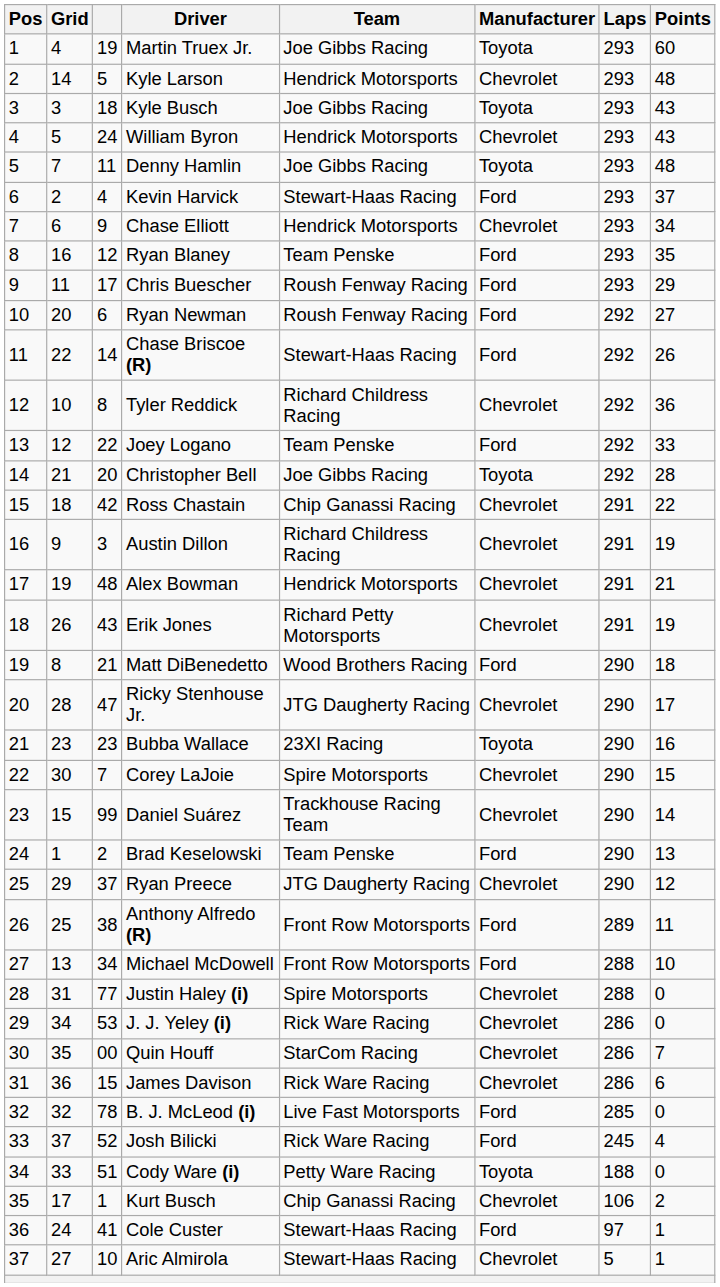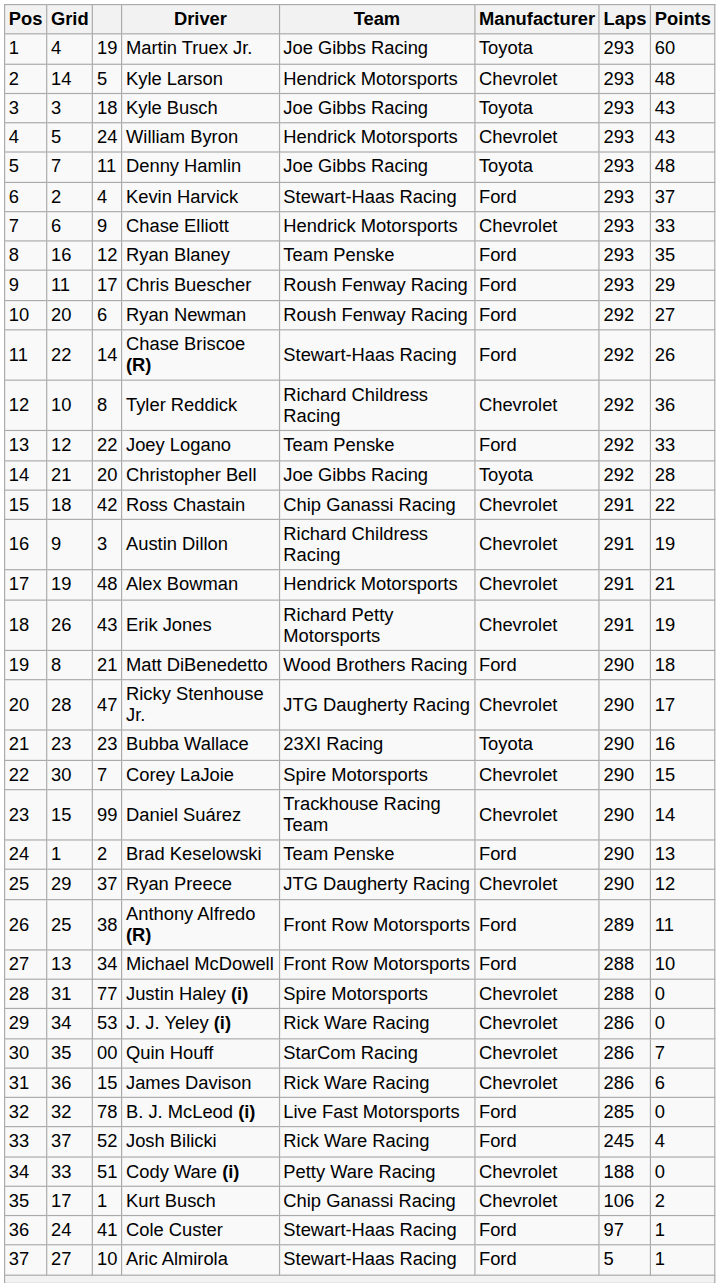(665, 225) 34 -> (665, 225) 33
(506, 1170) Toyota -> (518, 1170) Chevrolet
(518, 1259) Chevrolet -> (498, 1259) Ford
